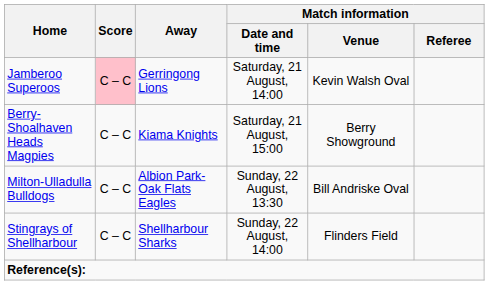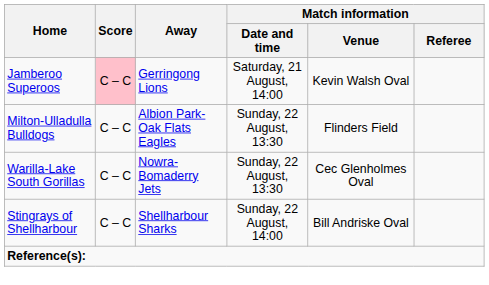- row: (40, 135)
(361, 189) Bill Andriske Oval -> (361, 128) Flinders Field
+ row: (46, 175)
(361, 236) Flinders Field -> (361, 222) Bill Andriske Oval
